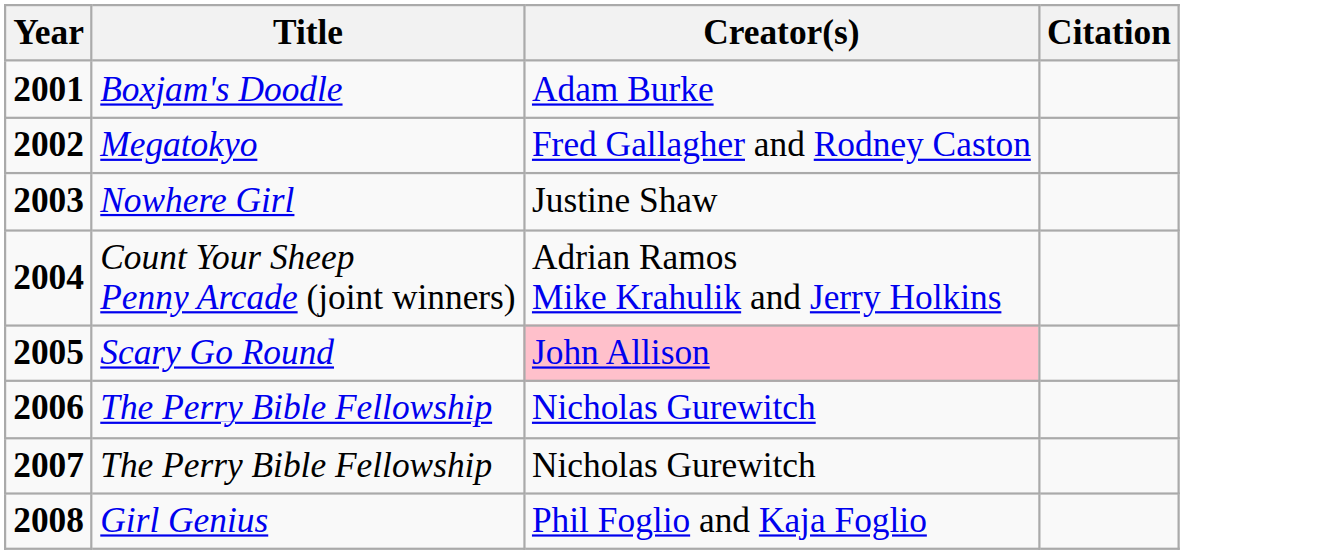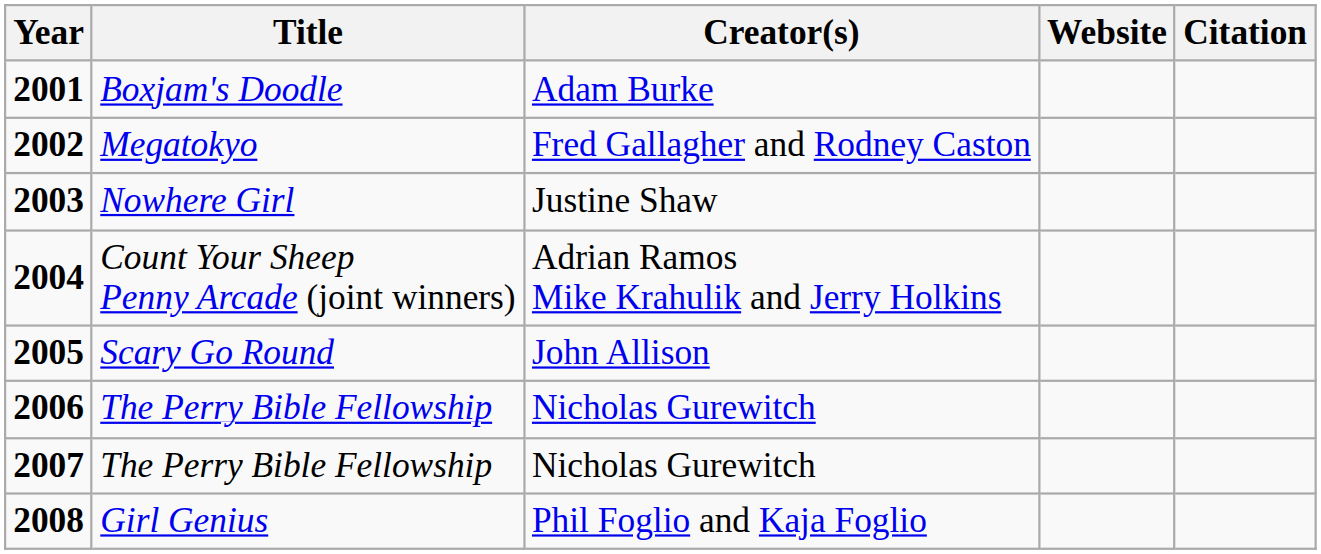+ column: (1107, 32)
(621, 352) pink background -> (621, 352) no background
